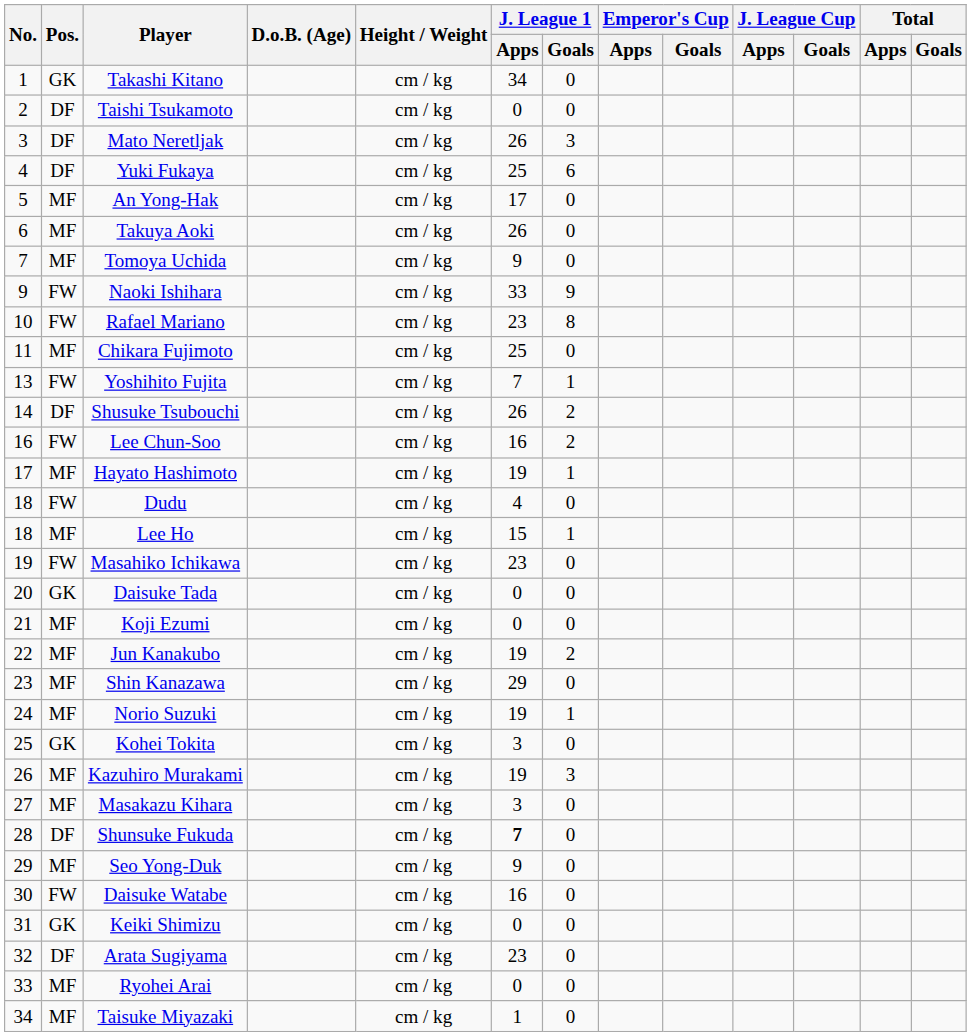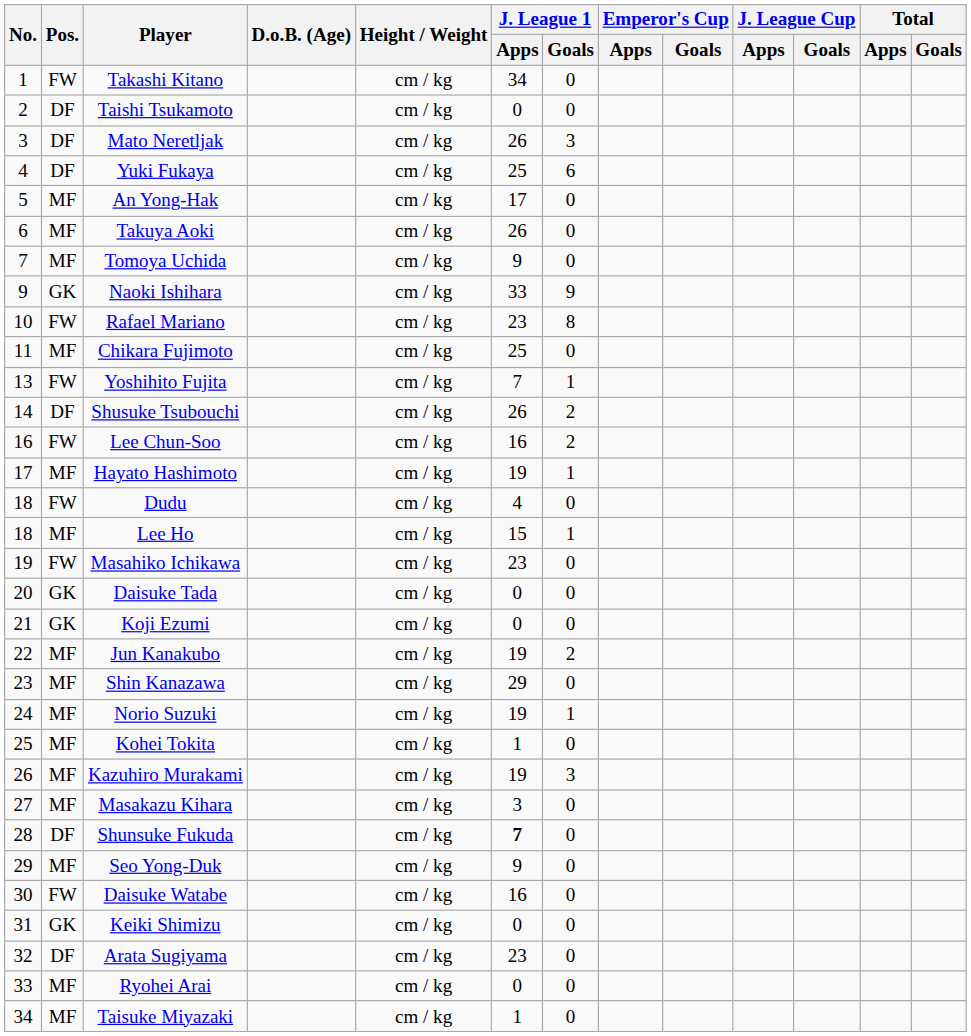(62, 79) GK -> (62, 79) FW
(62, 291) FW -> (62, 291) GK
(62, 623) MF -> (62, 623) GK
(62, 744) GK -> (62, 744) MF
(517, 744) 3 -> (517, 744) 1
